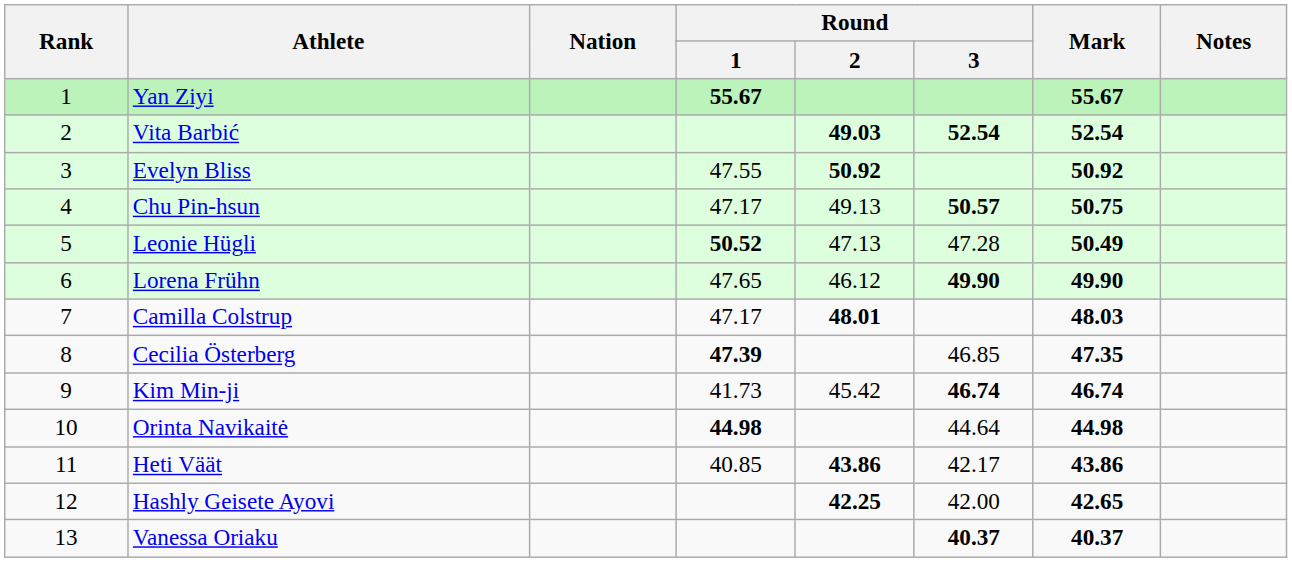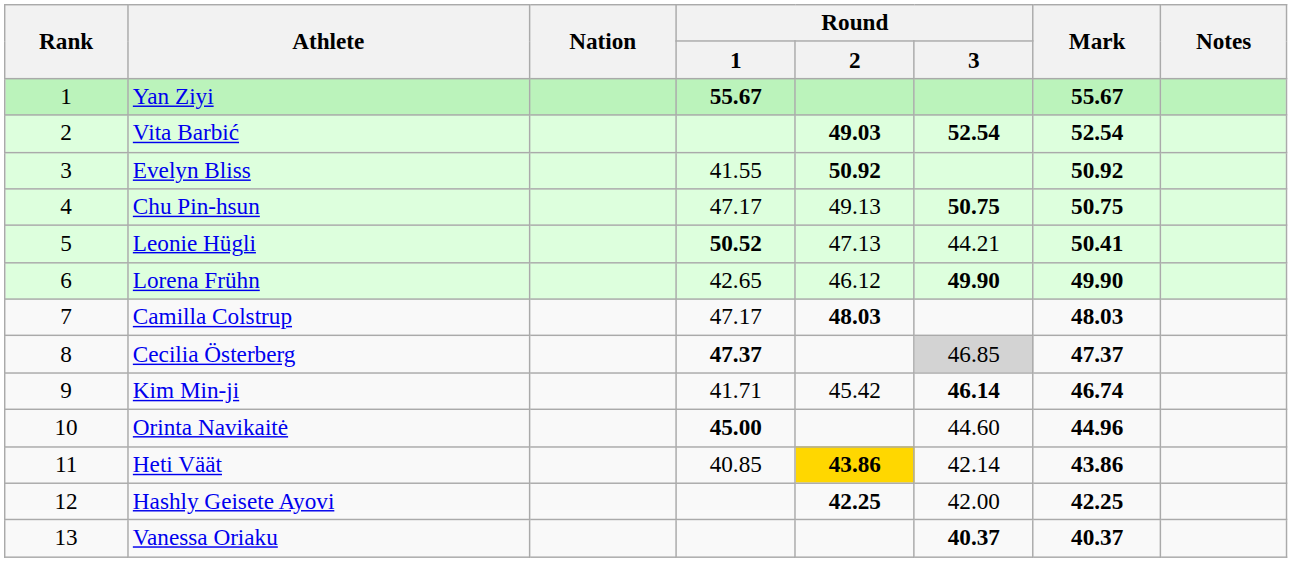(736, 170) 47.55 -> (736, 170) 41.55
(974, 206) 50.57 -> (974, 206) 50.75
(974, 243) 47.28 -> (974, 243) 44.21
(1097, 243) 50.49 -> (1097, 243) 50.41
(736, 280) 47.65 -> (736, 280) 42.65
(855, 317) 48.01 -> (855, 317) 48.03
(736, 354) 47.39 -> (736, 354) 47.37
(974, 354) no background -> (974, 354) lightgrey background
(1097, 354) 47.35 -> (1097, 354) 47.37
(736, 390) 41.73 -> (736, 390) 41.71
(974, 390) 46.74 -> (974, 390) 46.14
(736, 427) 44.98 -> (736, 427) 45.00
(974, 427) 44.64 -> (974, 427) 44.60
(1097, 427) 44.98 -> (1097, 427) 44.96
(855, 464) no background -> (855, 464) gold background
(974, 464) 42.17 -> (974, 464) 42.14
(1097, 501) 42.65 -> (1097, 501) 42.25
